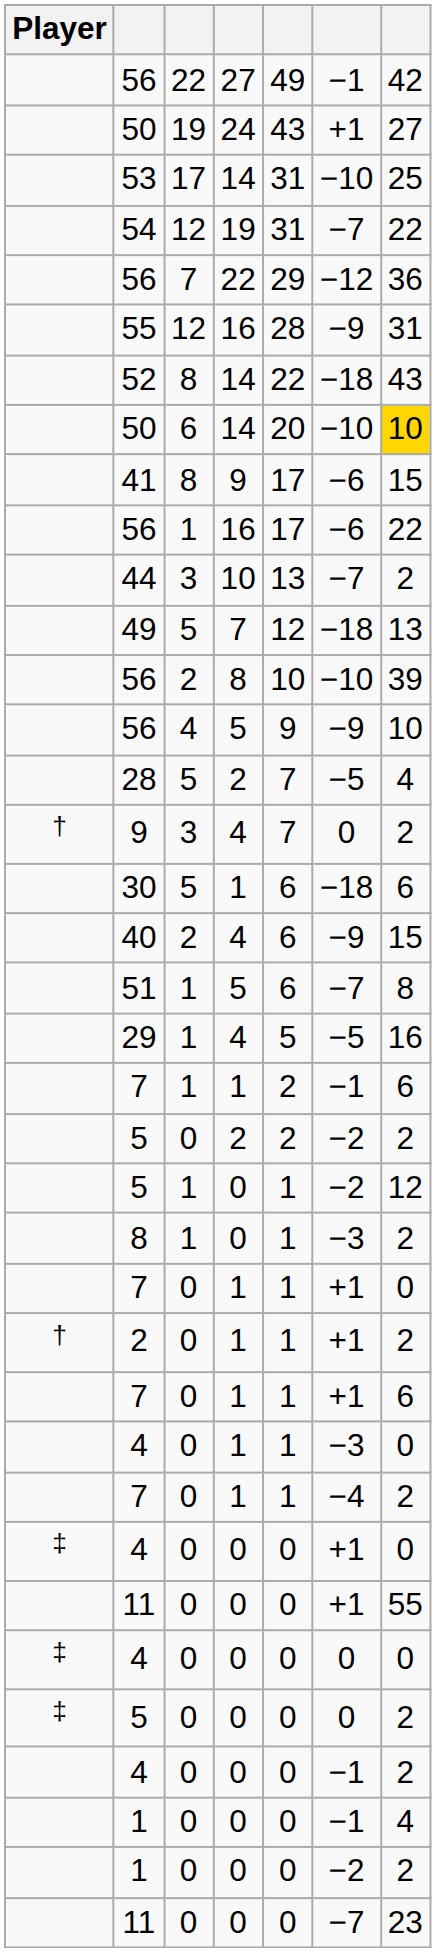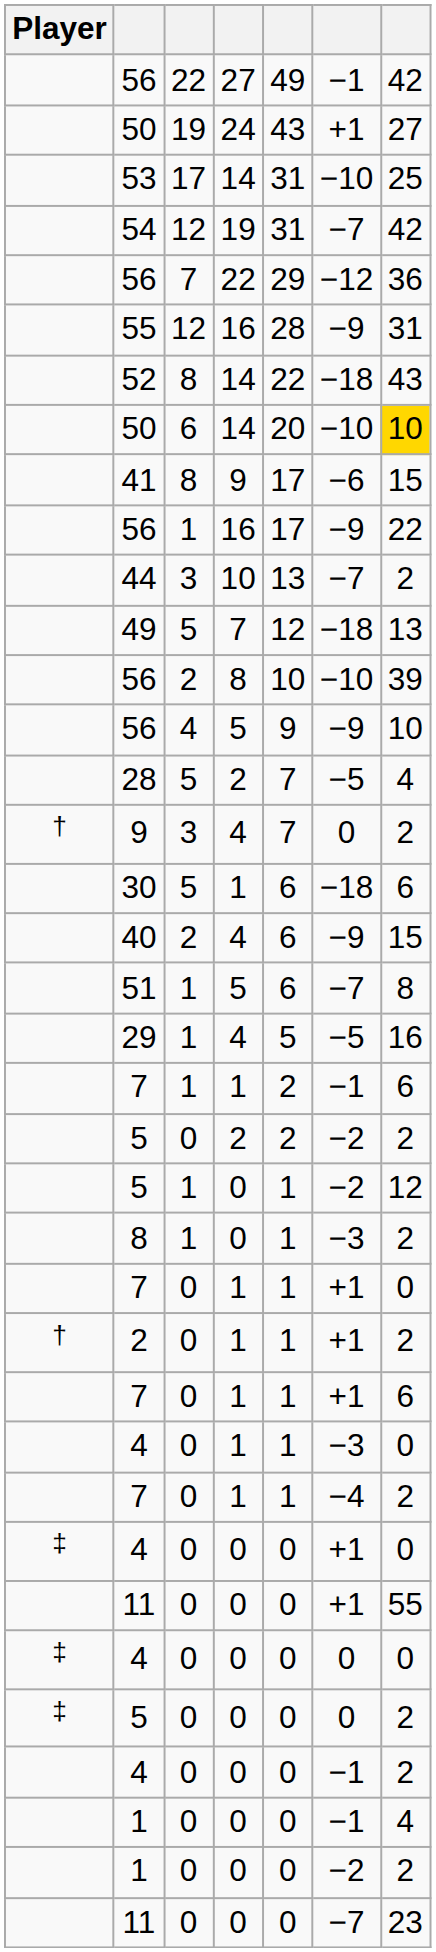(405, 229) 22 -> (405, 229) 42
(347, 529) −6 -> (347, 529) −9
